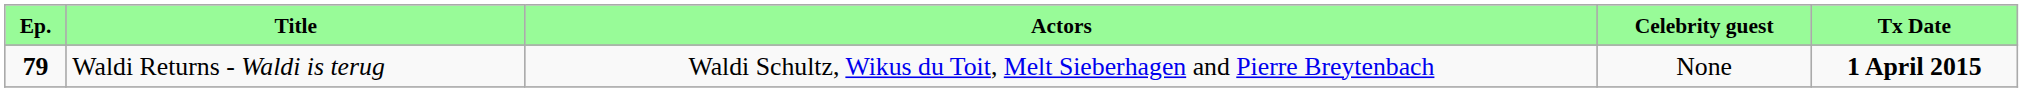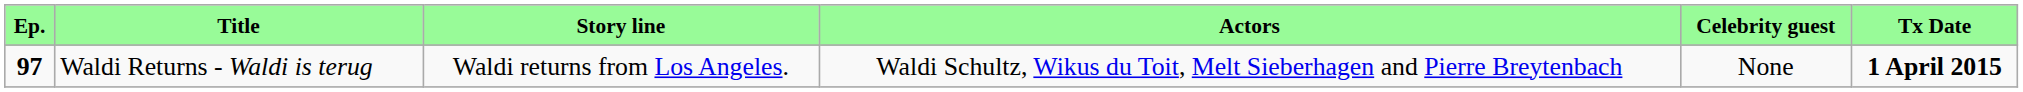+ column: (621, 26)
(36, 65) 79 -> (30, 65) 97
